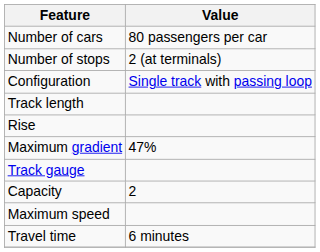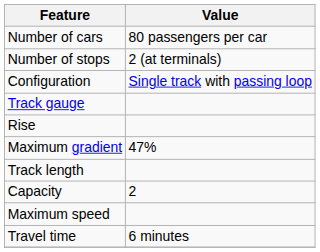rows swapped: (46, 103) <-> (46, 170)
